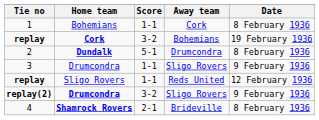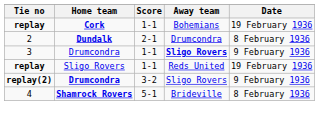- row: (29, 25)
(149, 39) 3-2 -> (149, 25) 1-1
(149, 53) 5-1 -> (149, 39) 2-1
(196, 66) normal -> (196, 53) bold
(272, 80) 12 February 1936 -> (272, 66) 19 February 1936
(149, 108) 2-1 -> (149, 94) 5-1
